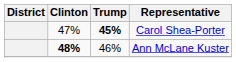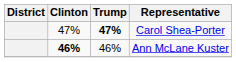(110, 30) 45% -> (110, 30) 47%
(69, 48) 48% -> (69, 48) 46%
